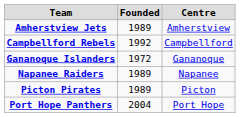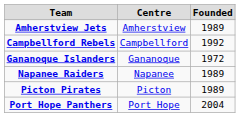columns swapped: (198, 12) <-> (140, 12)
